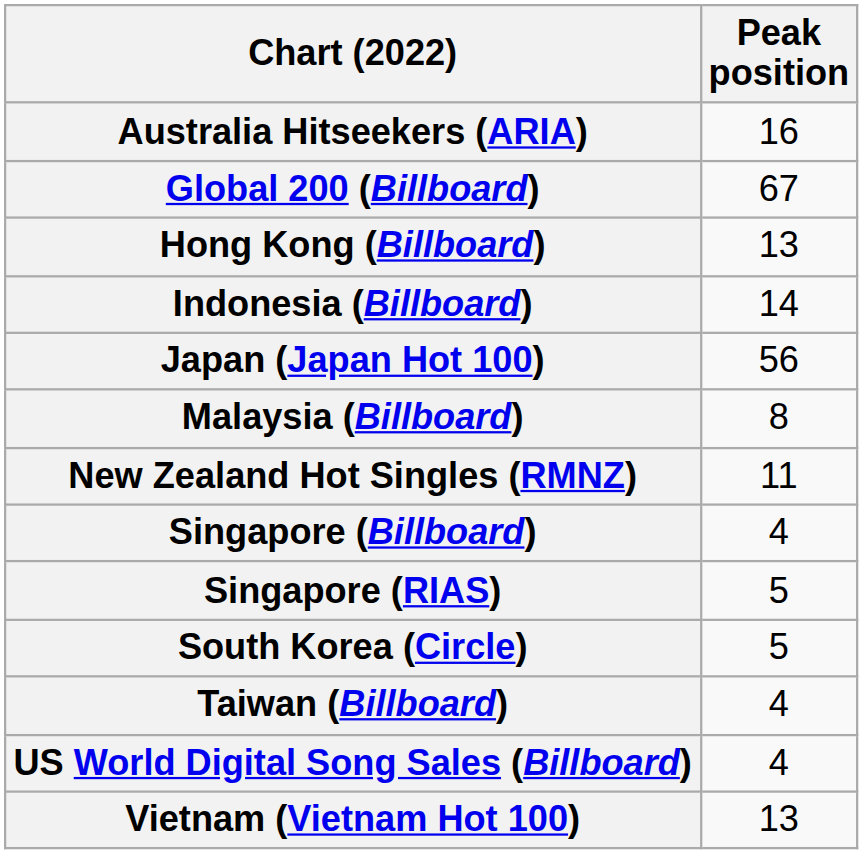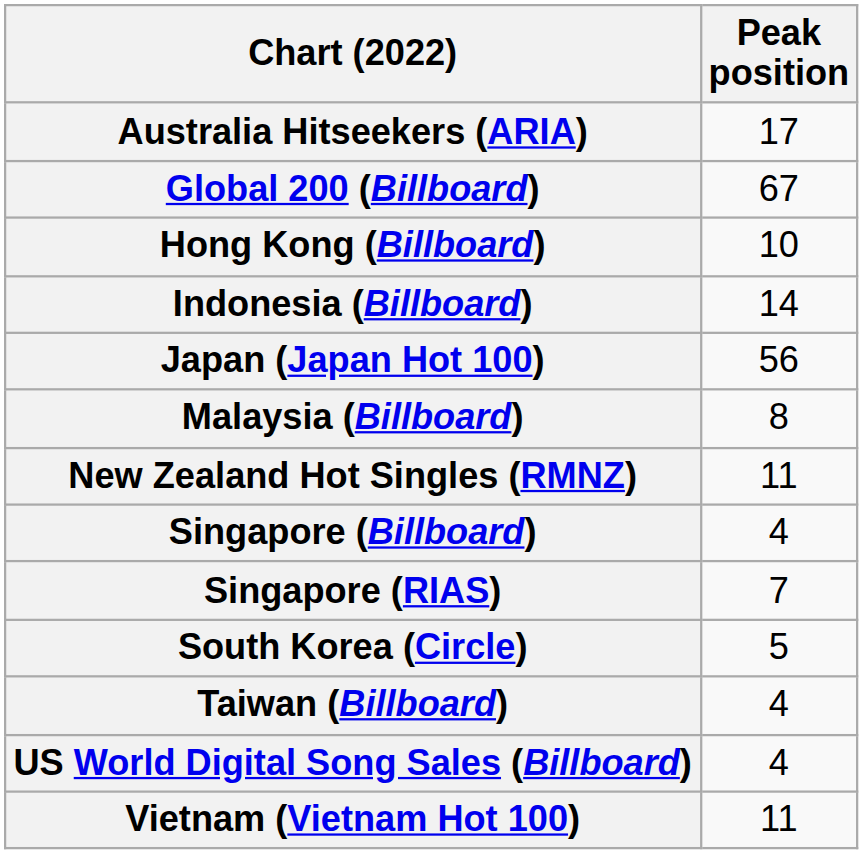(779, 131) 16 -> (779, 131) 17
(779, 245) 13 -> (779, 245) 10
(779, 589) 5 -> (779, 589) 7
(779, 819) 13 -> (779, 819) 11
